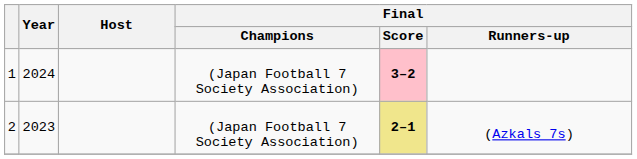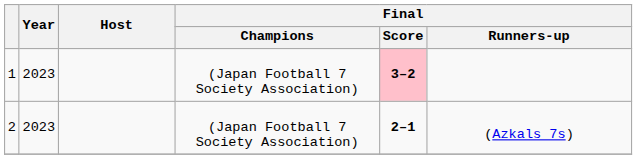(39, 75) 2024 -> (39, 75) 2023
(403, 128) khaki background -> (403, 128) no background
